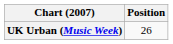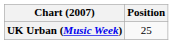(146, 30) 26 -> (146, 30) 25
